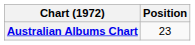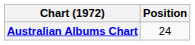(165, 31) 23 -> (165, 31) 24
